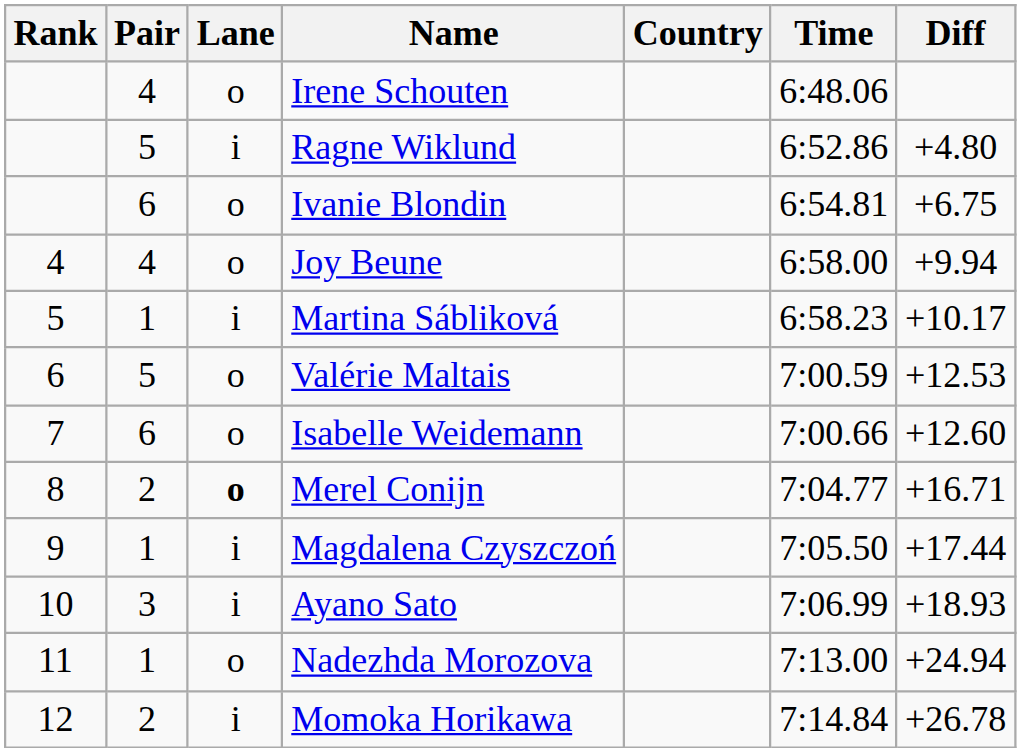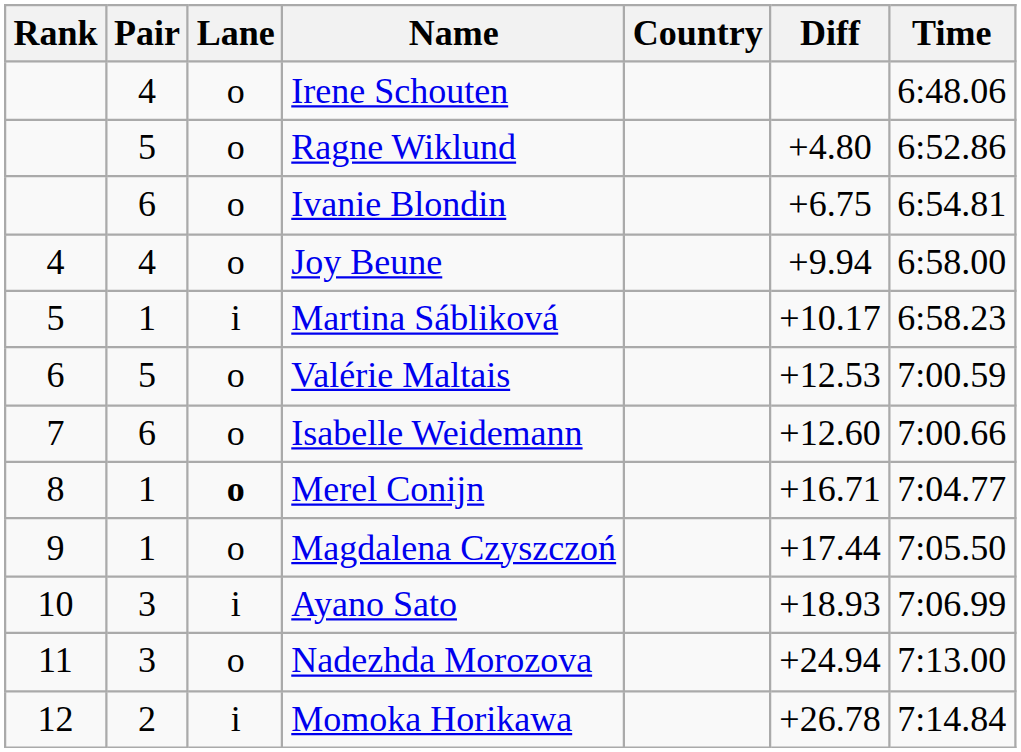columns swapped: (834, 33) <-> (956, 33)
(236, 147) i -> (236, 147) o
(147, 489) 2 -> (147, 489) 1
(236, 546) i -> (236, 546) o
(147, 661) 1 -> (147, 661) 3
